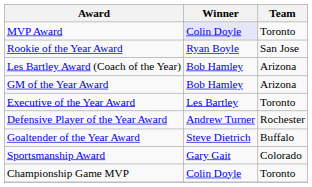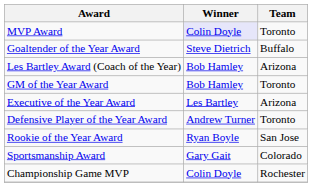rows swapped: (65, 48) <-> (73, 137)
(278, 84) Arizona -> (278, 84) Toronto
(278, 102) Toronto -> (278, 102) Arizona
(282, 119) Rochester -> (278, 119) Toronto
(278, 173) Toronto -> (282, 173) Rochester
